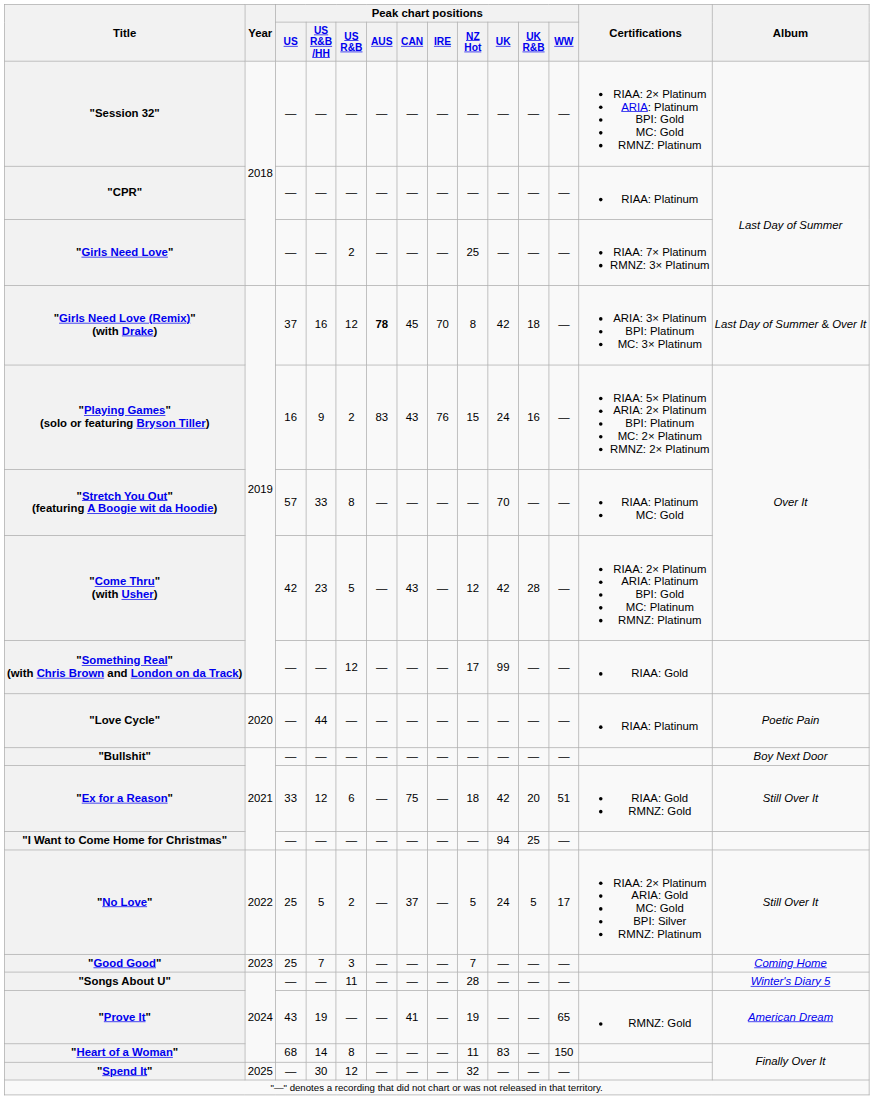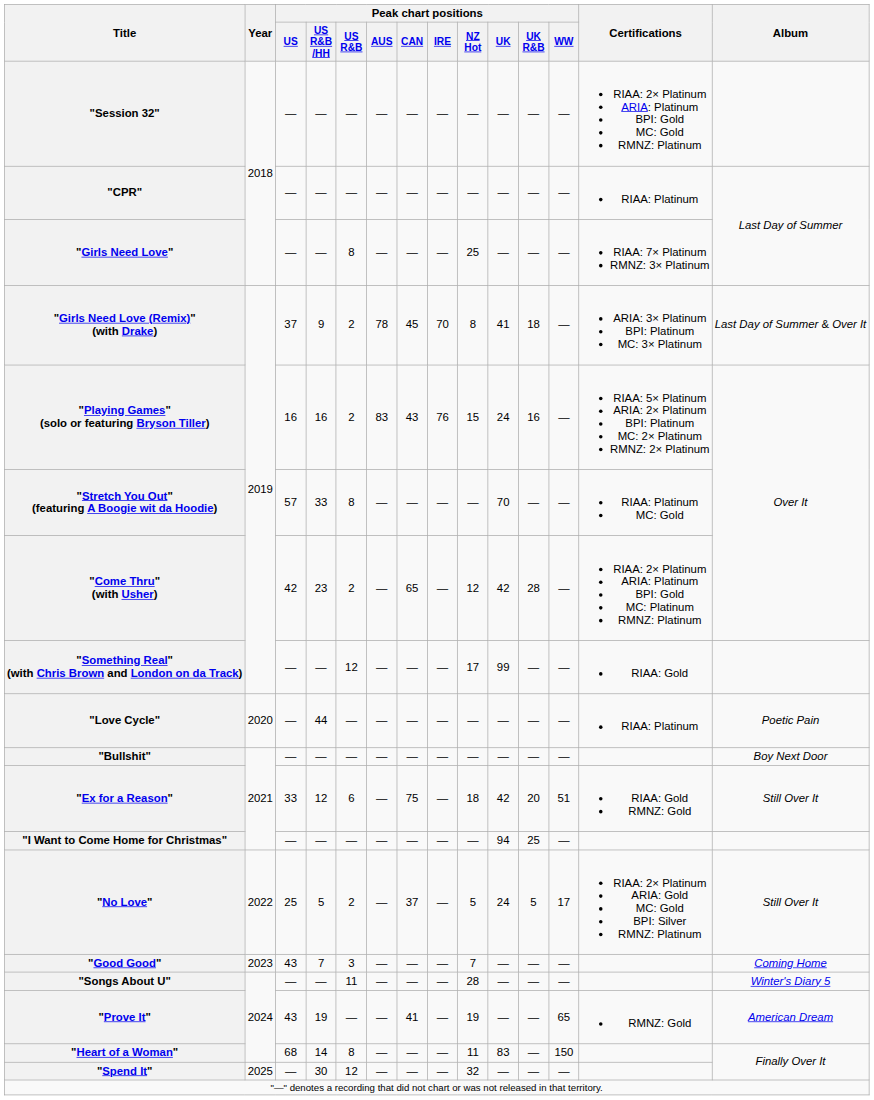(351, 252) 2 -> (351, 252) 8
(321, 325) 16 -> (321, 325) 9
(351, 325) 12 -> (351, 325) 2
(382, 325) bold -> (382, 325) normal
(503, 325) 42 -> (503, 325) 41
(321, 417) 9 -> (321, 417) 16
(351, 588) 5 -> (351, 588) 2
(412, 588) 43 -> (412, 588) 65
(291, 963) 25 -> (291, 963) 43
